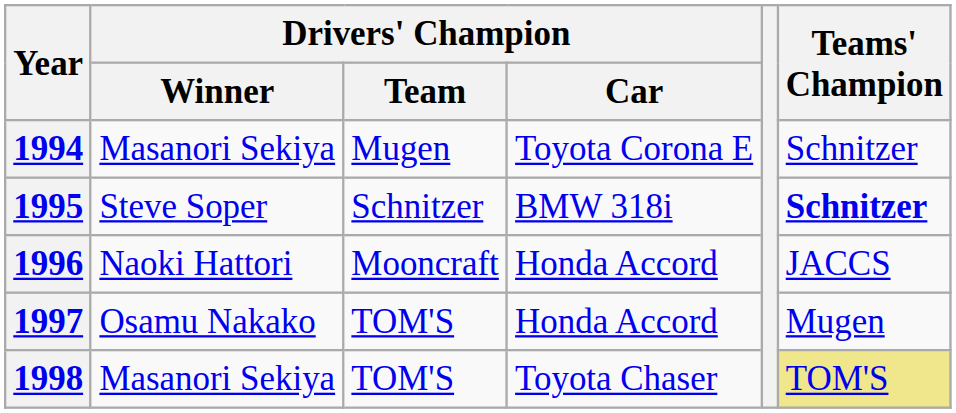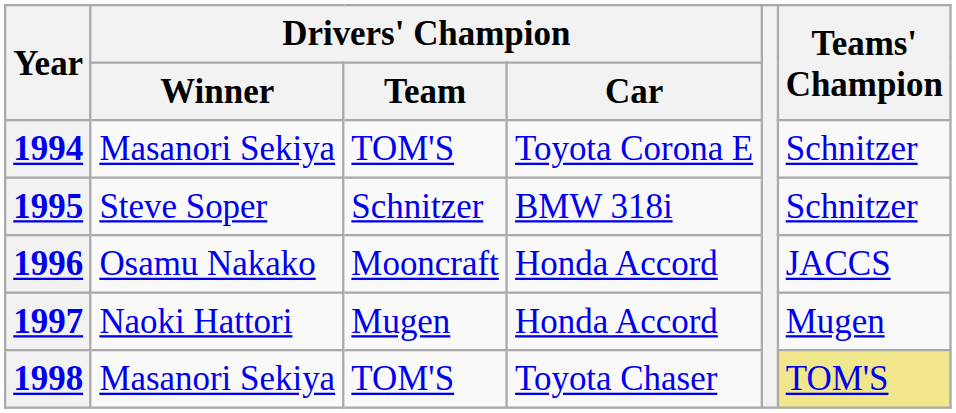(401, 148) Mugen -> (403, 148) TOM'S
(857, 206) bold -> (852, 206) normal
(196, 264) Naoki Hattori -> (208, 264) Osamu Nakako
(208, 321) Osamu Nakako -> (196, 321) Naoki Hattori
(403, 321) TOM'S -> (401, 321) Mugen
